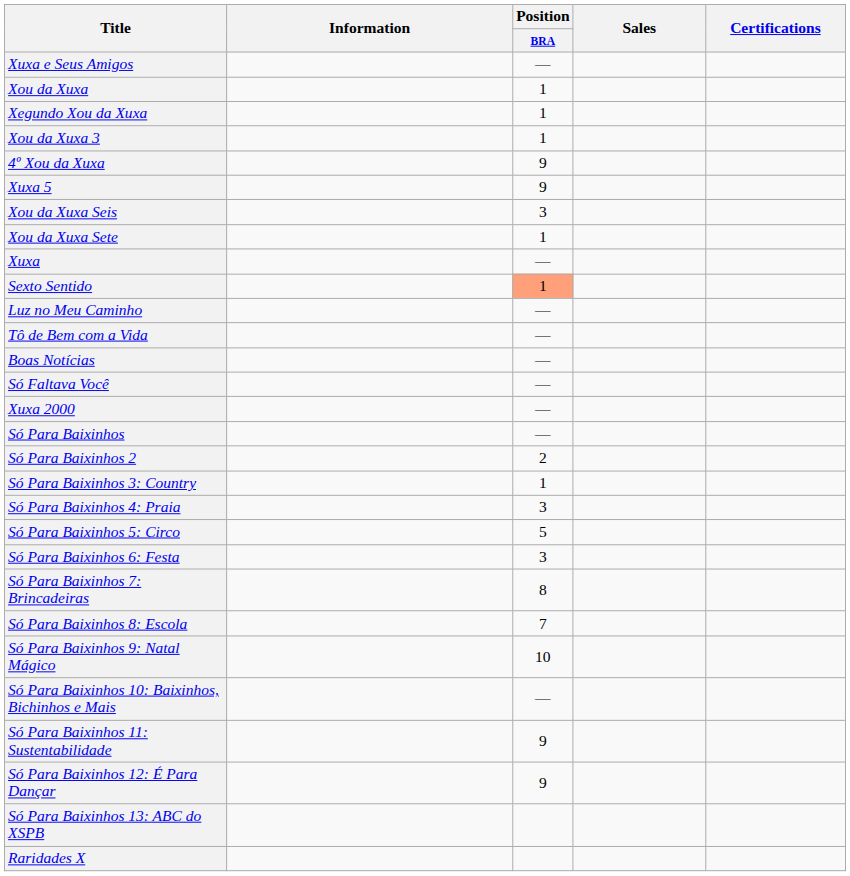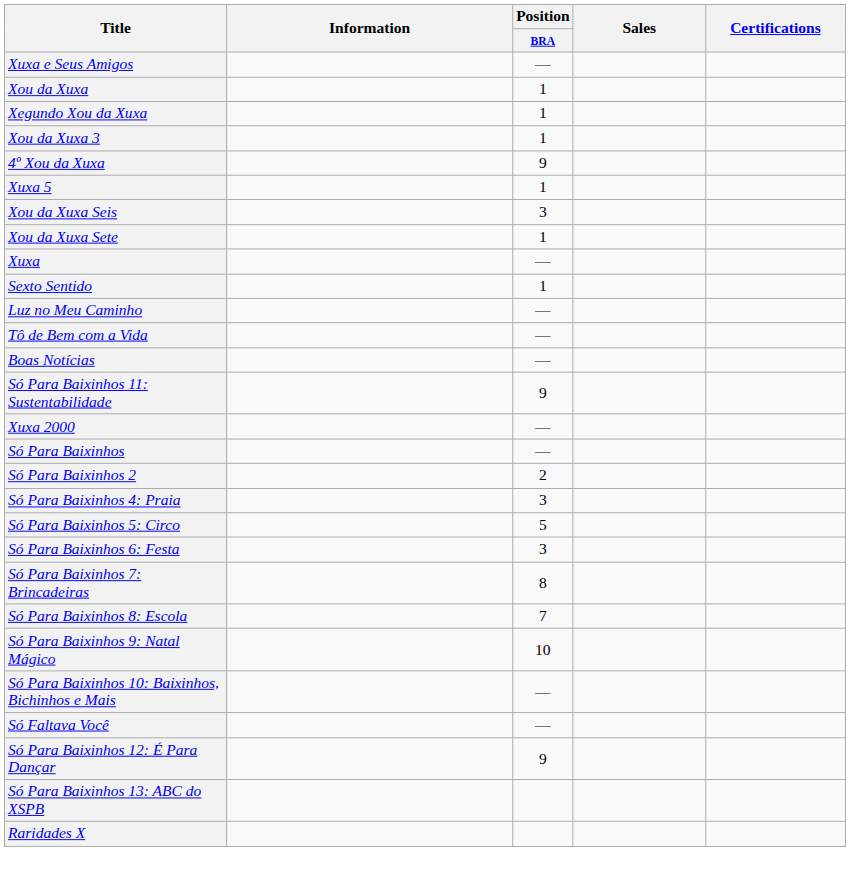(543, 187) 9 -> (543, 187) 1
(543, 285) lightsalmon background -> (543, 285) no background
rows swapped: (58, 384) <-> (78, 740)
- row: (102, 482)
